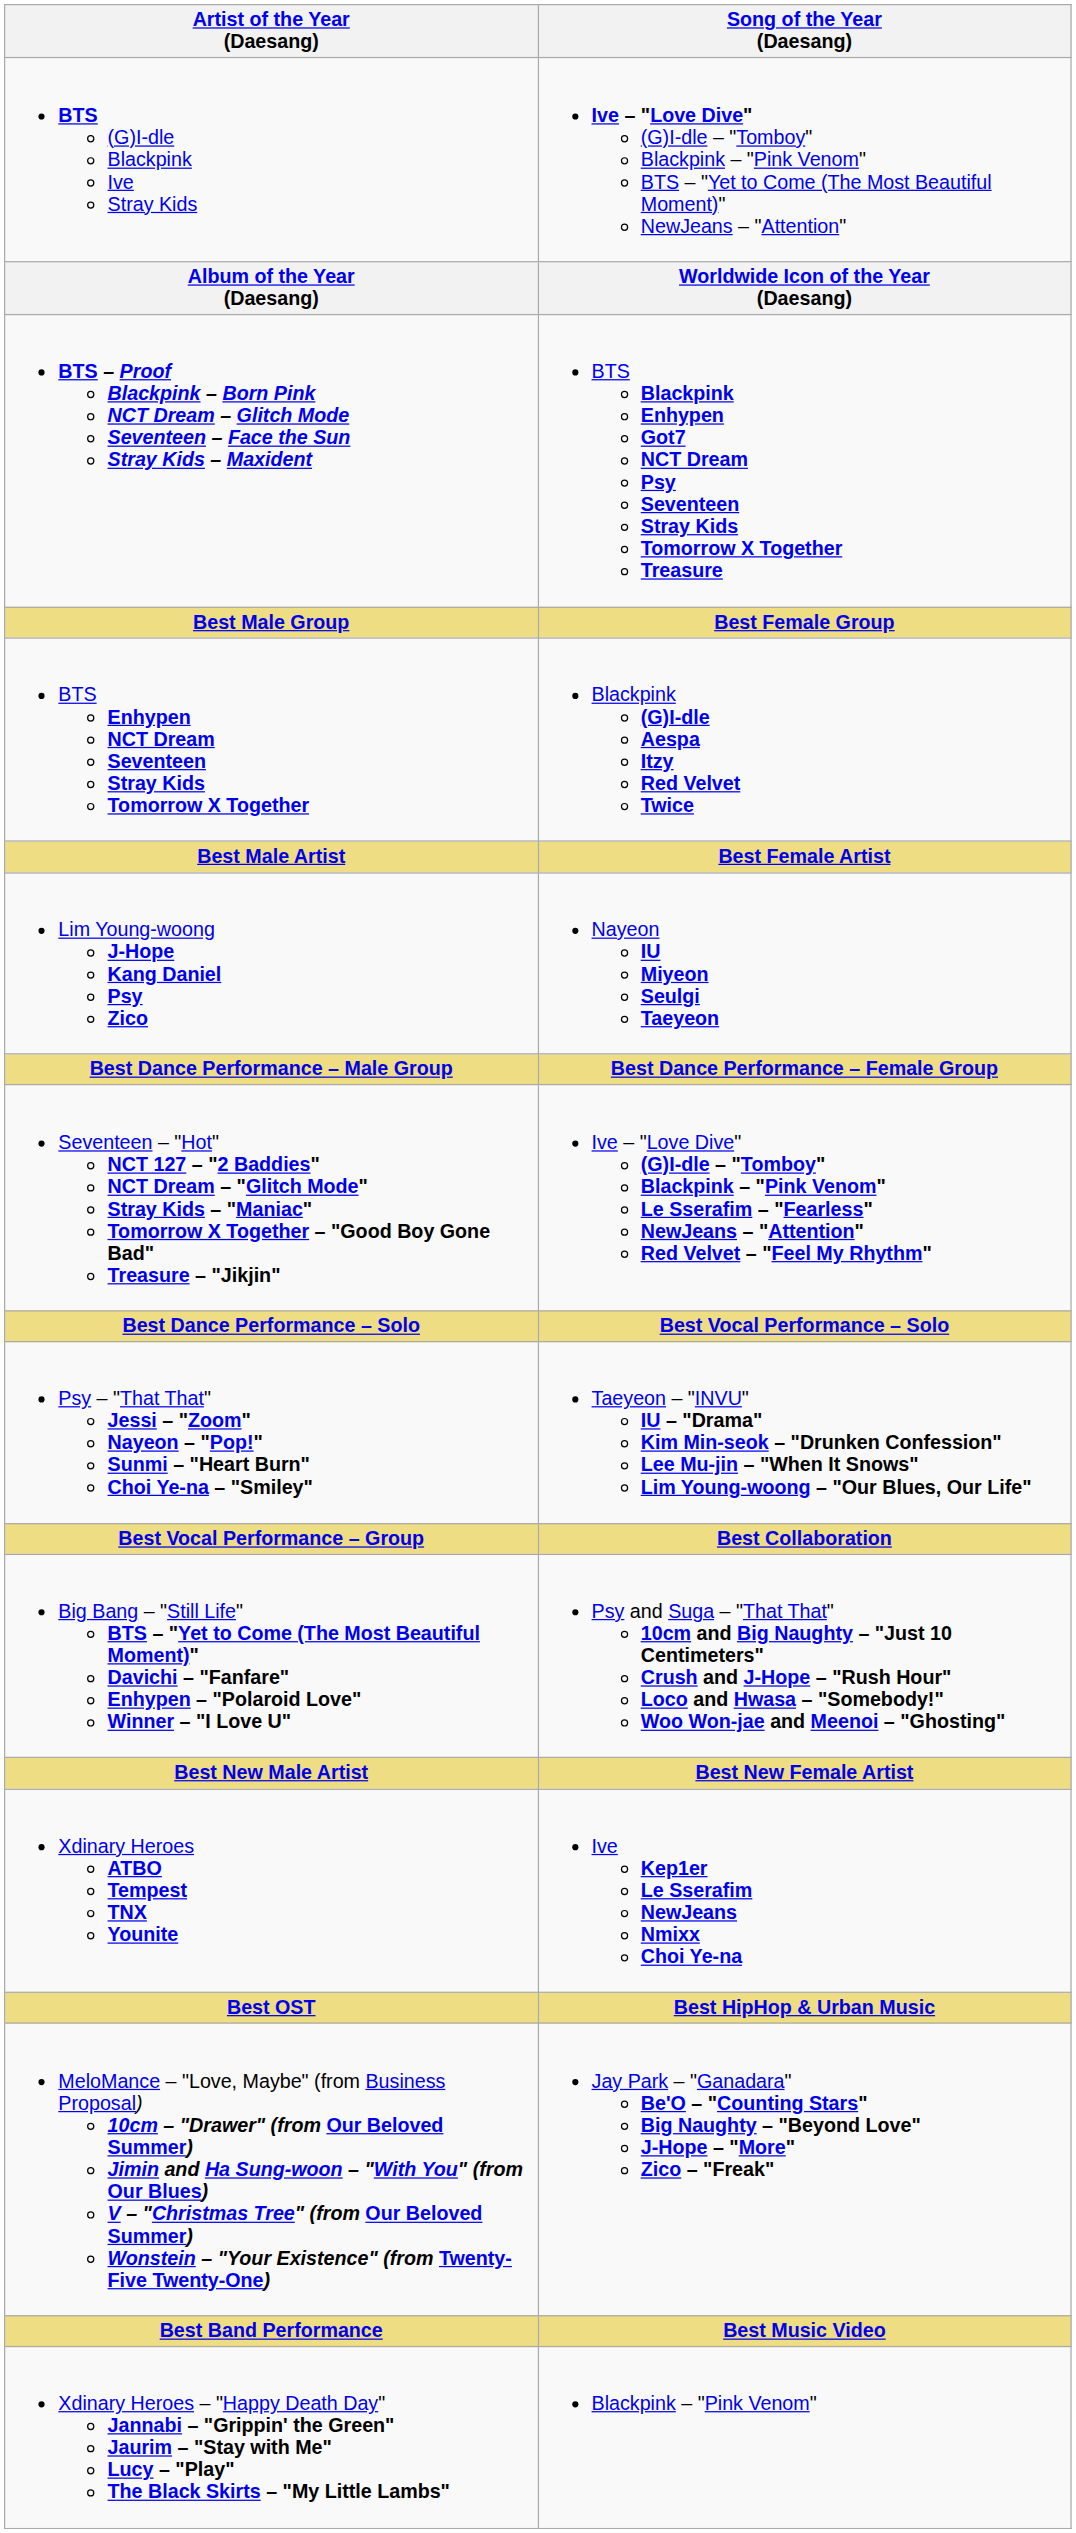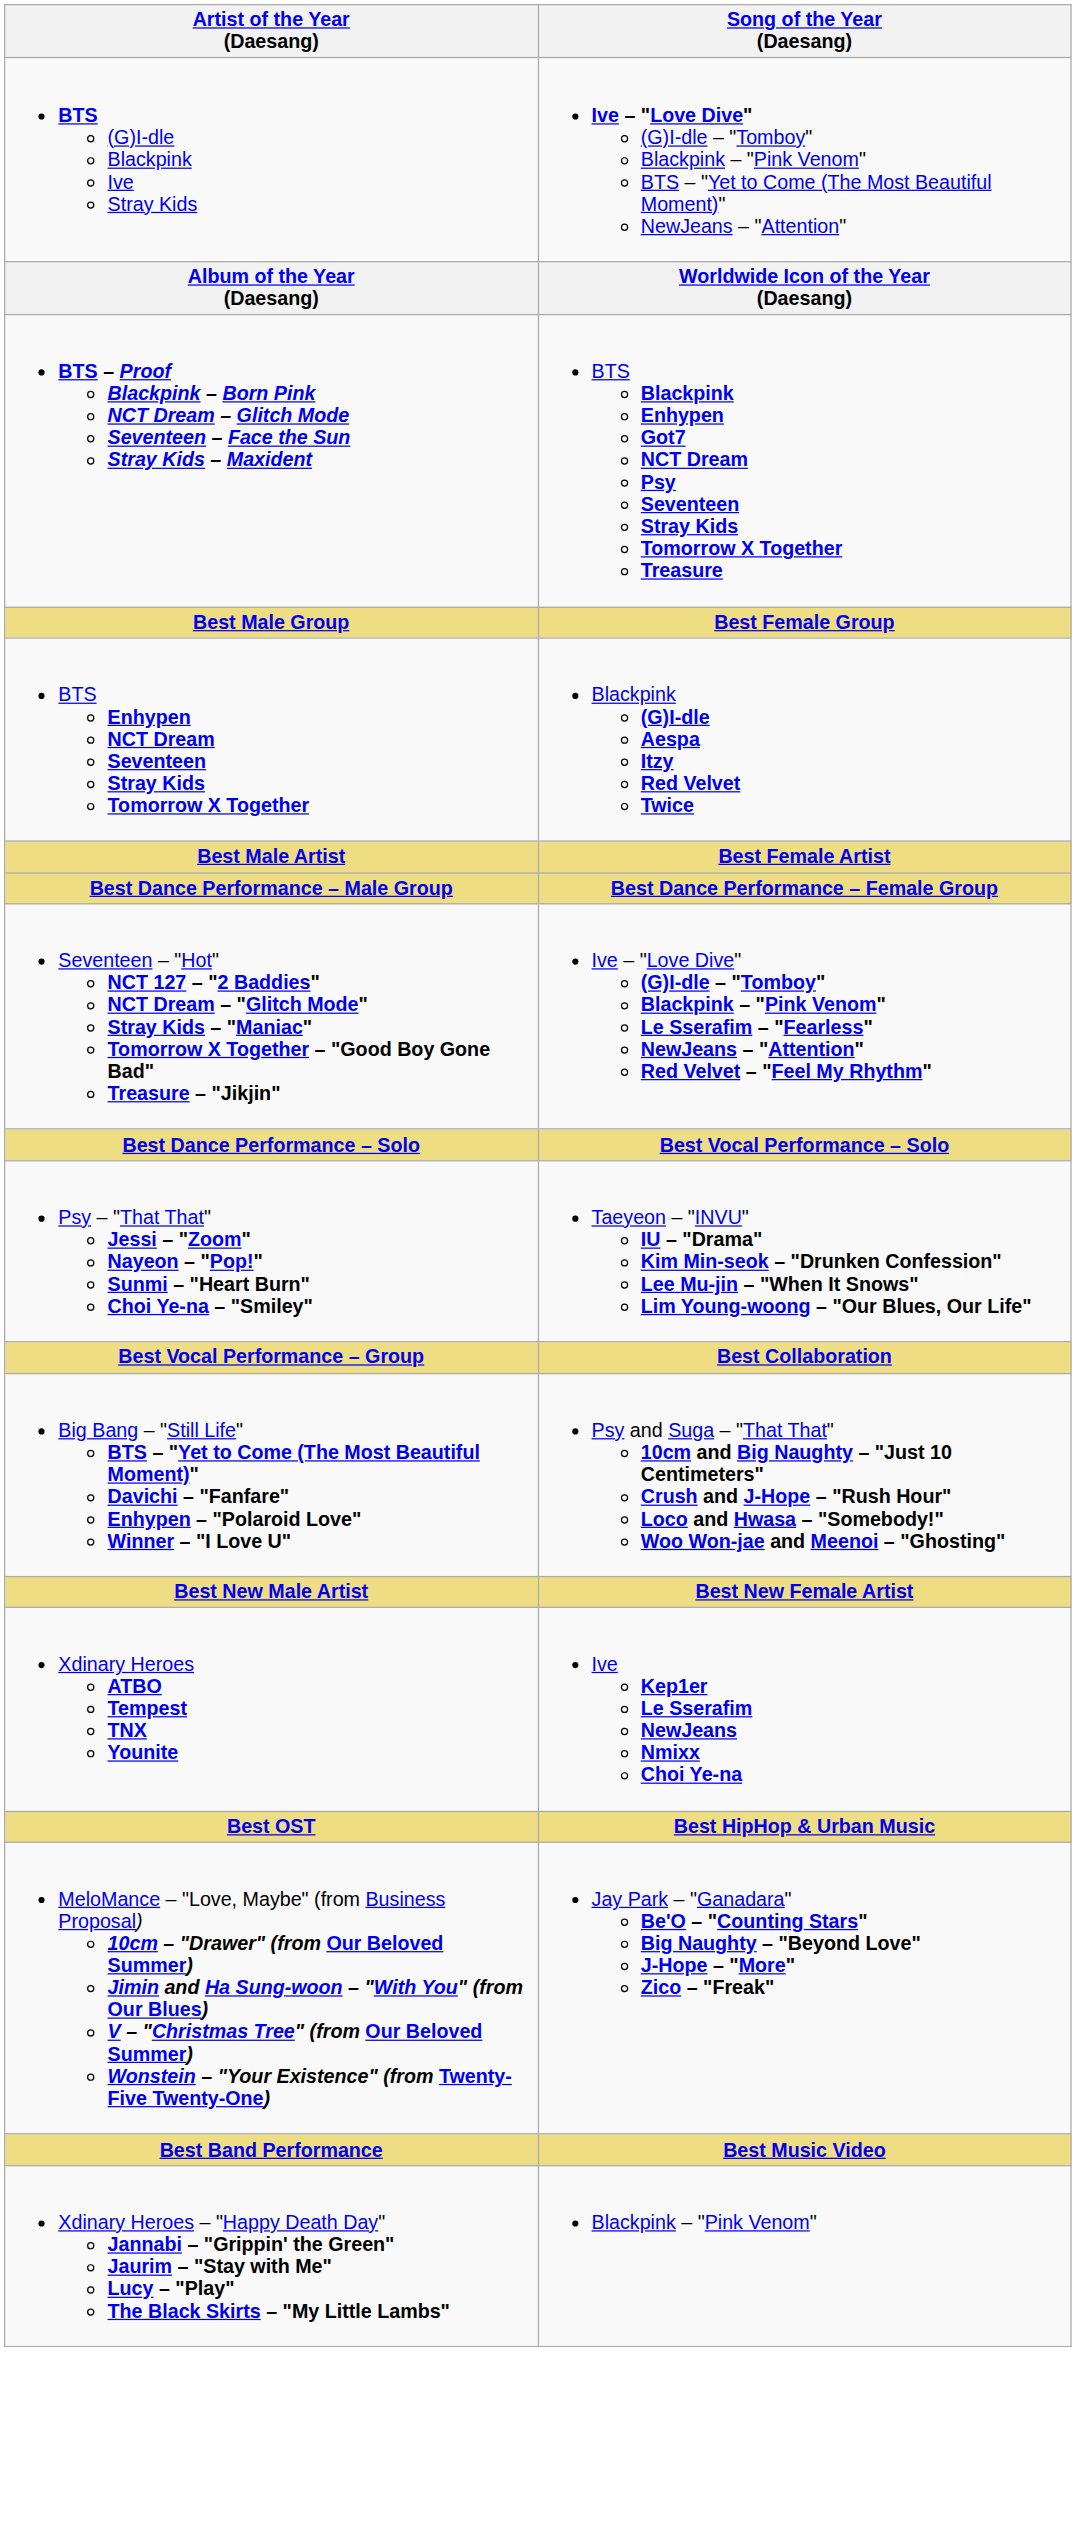- row: (271, 974)
